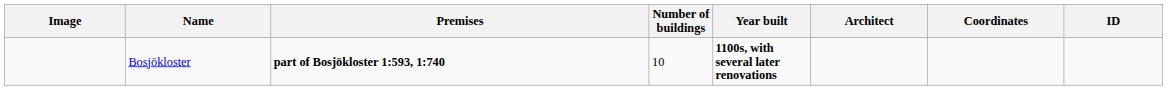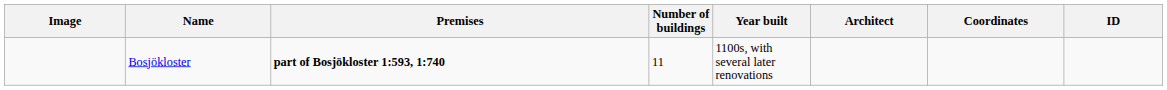(658, 61) 10 -> (658, 61) 11
(748, 61) bold -> (745, 61) normal
